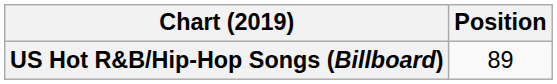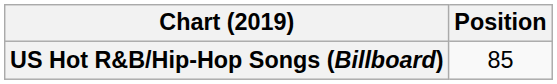(500, 60) 89 -> (500, 60) 85
